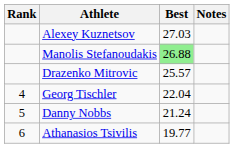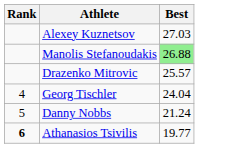- column: (211, 14)
(177, 93) 22.04 -> (177, 93) 24.04
(22, 133) normal -> (22, 133) bold
